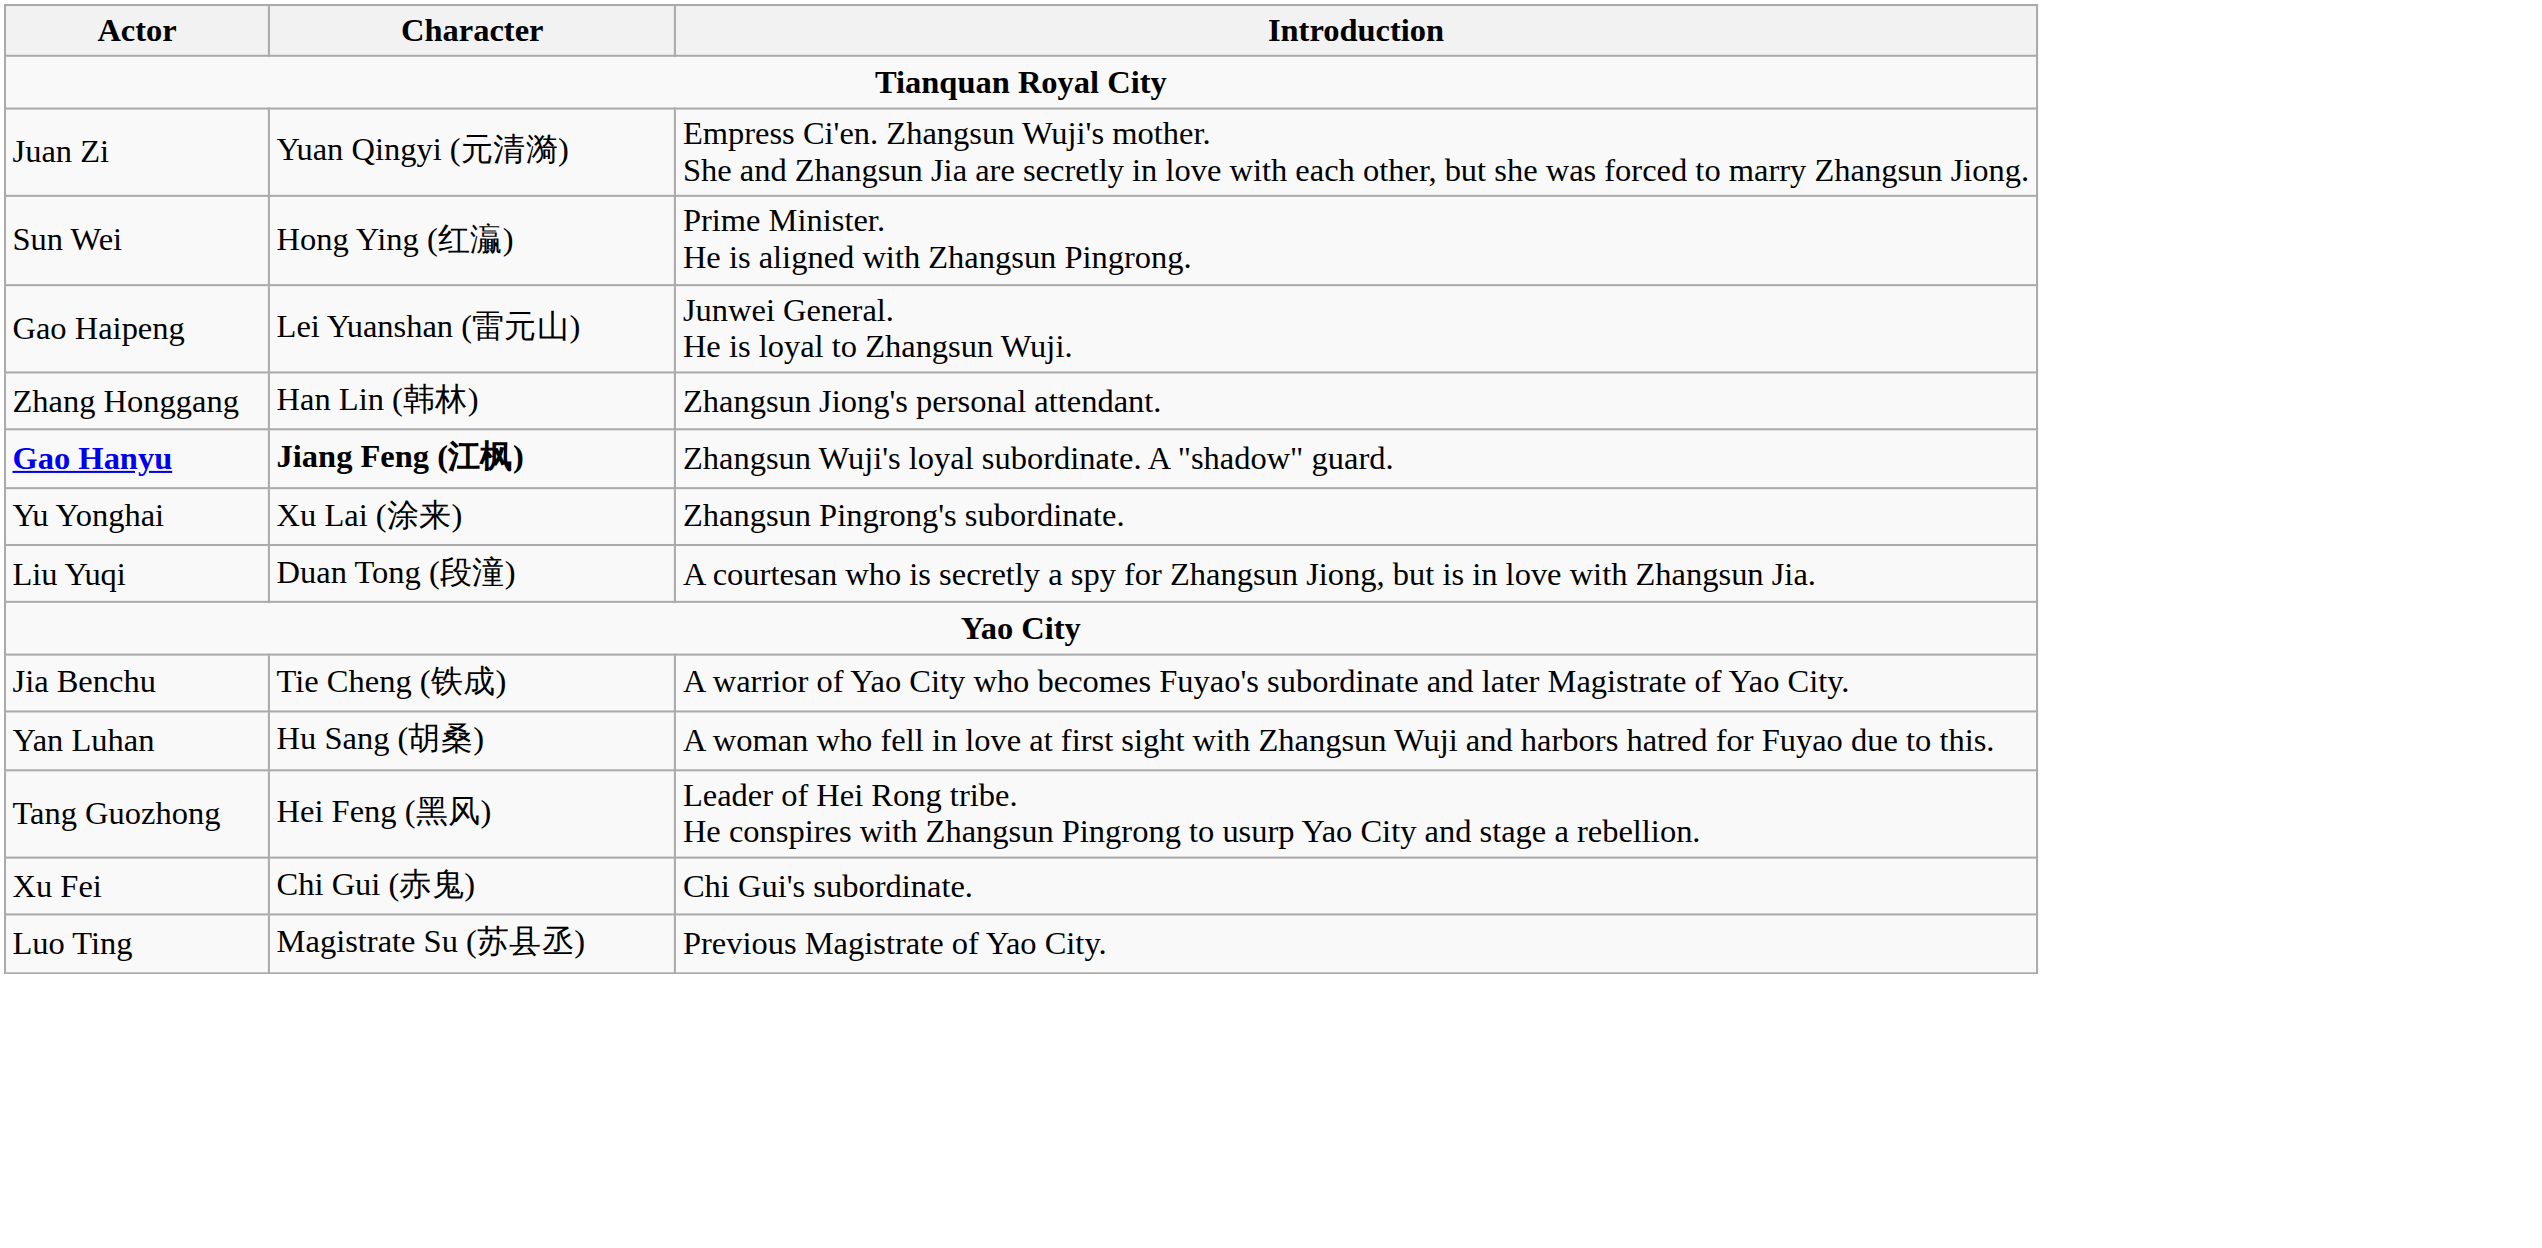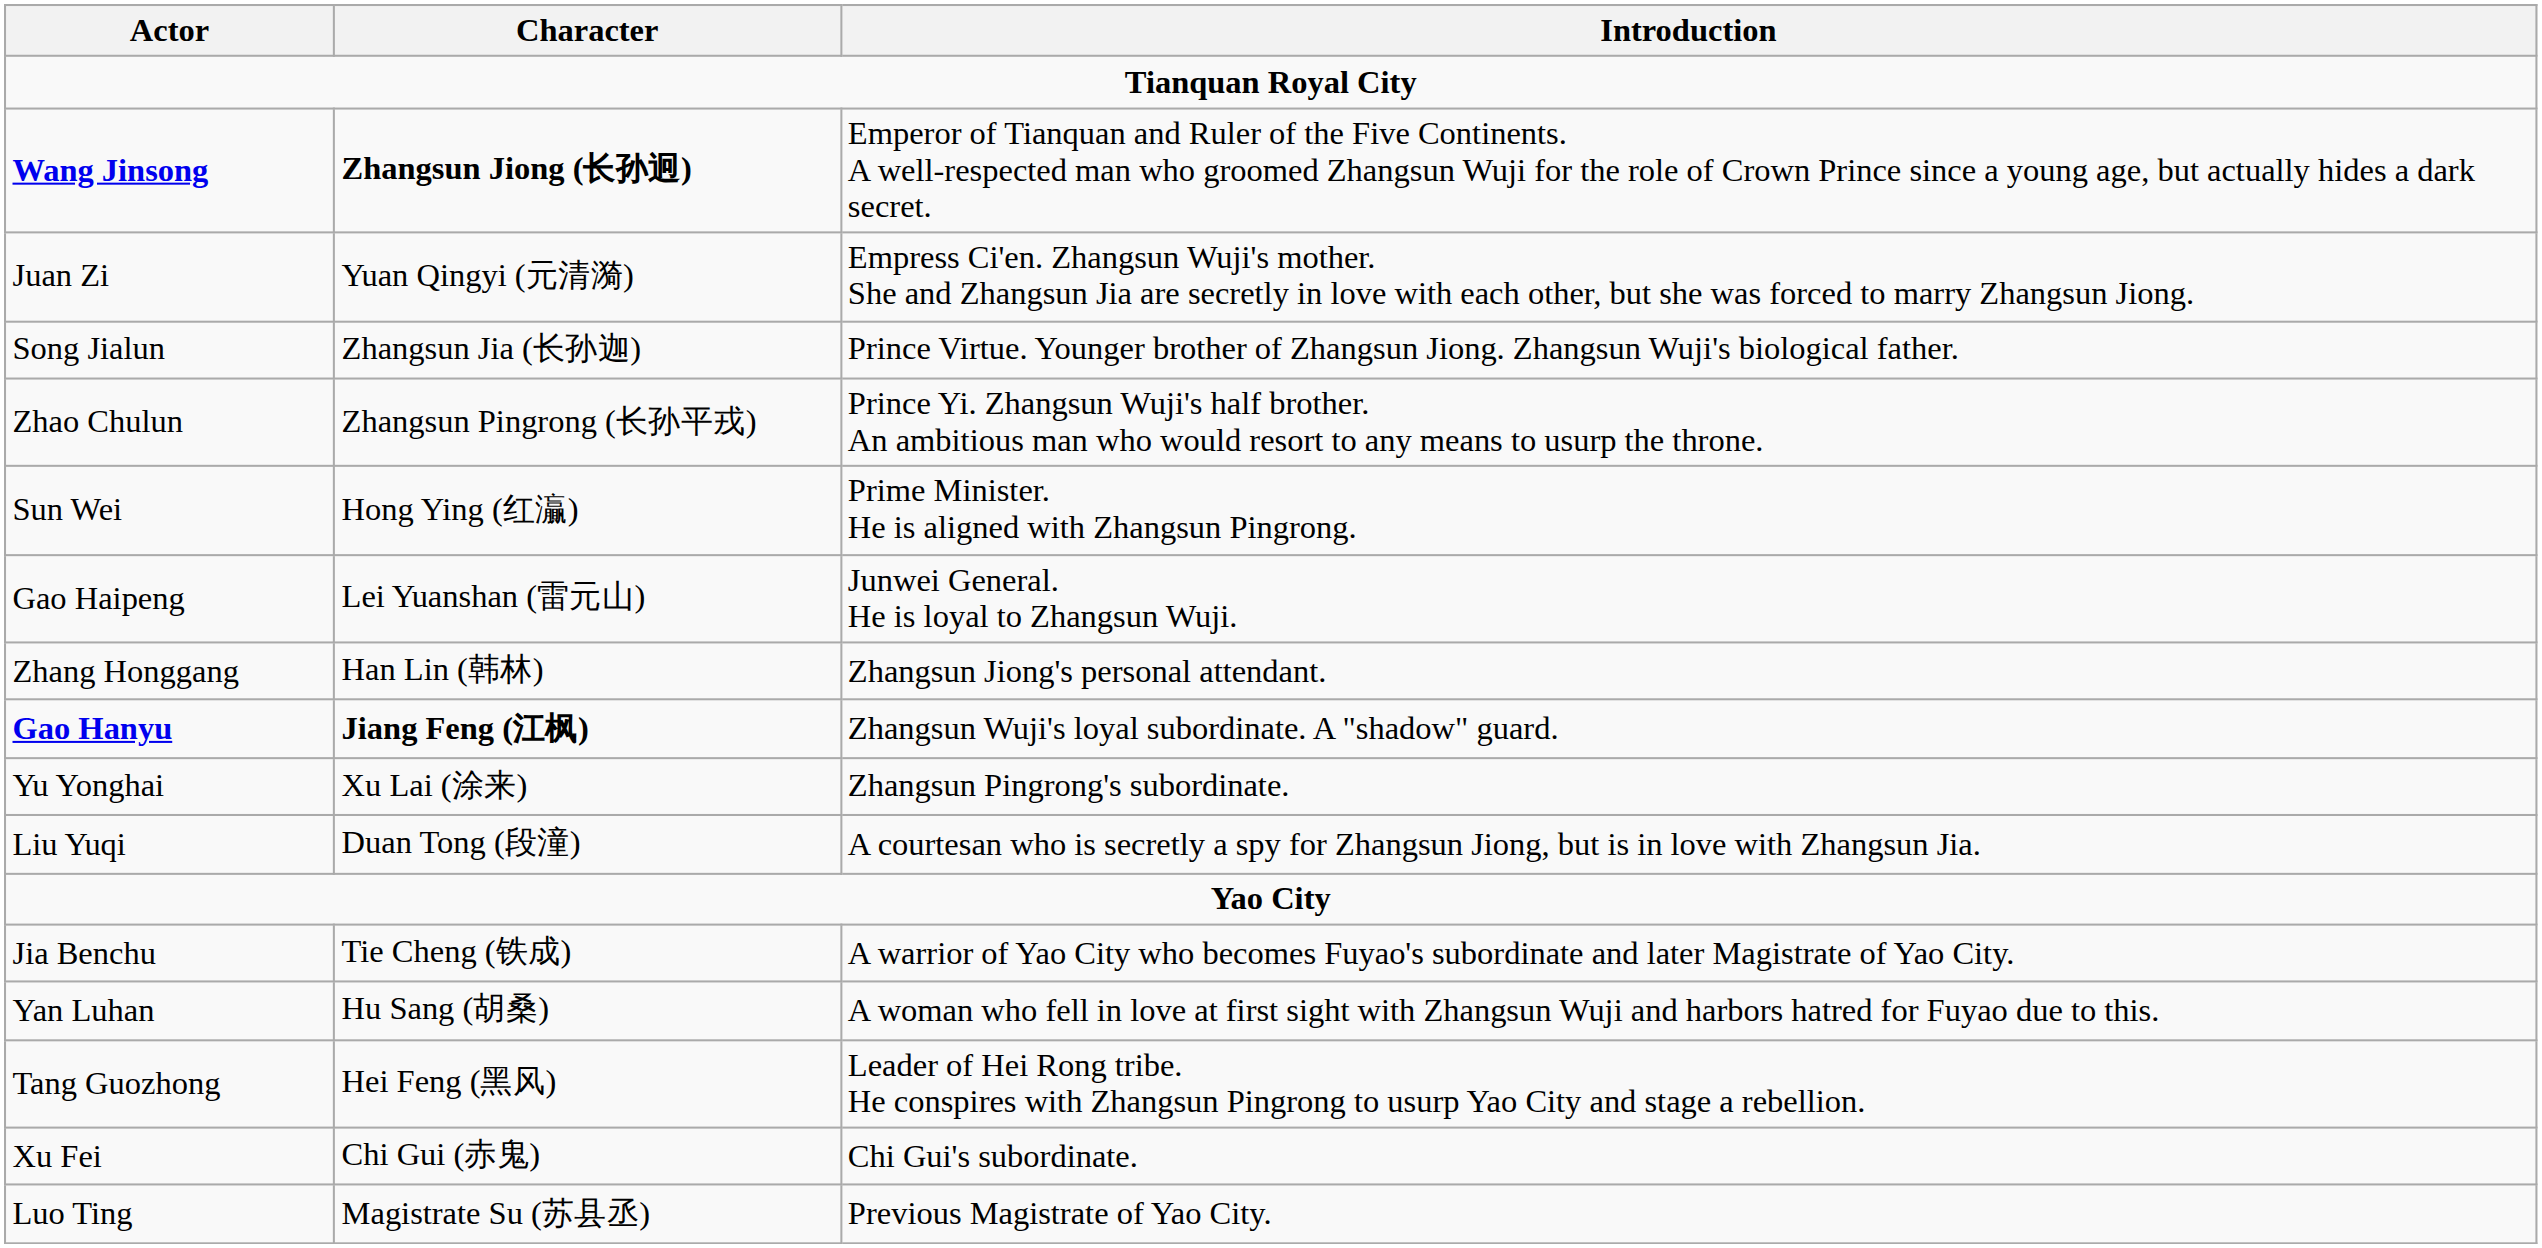+ row: (110, 169)
+ row: (89, 348)
+ row: (98, 421)
